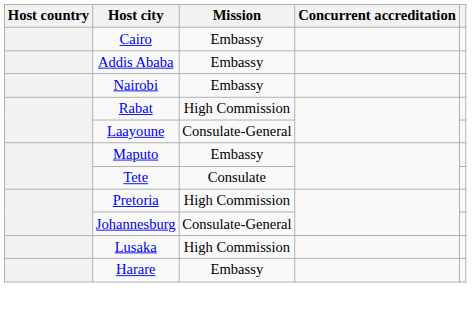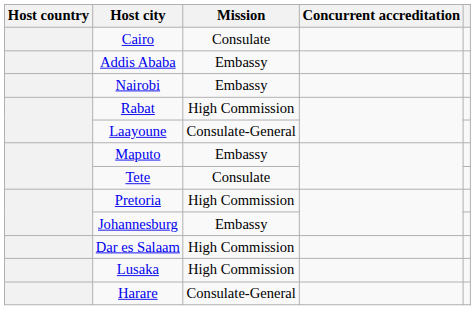(237, 39) Embassy -> (241, 39) Consulate
(237, 223) Consulate-General -> (241, 223) Embassy
+ row: (138, 246)
(237, 270) Embassy -> (241, 293) Consulate-General
